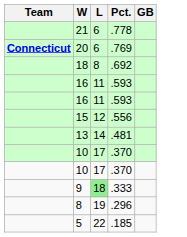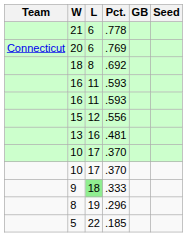+ column: (166, 13)
(39, 48) bold -> (36, 48) normal
(99, 135) 14 -> (94, 135) 16
